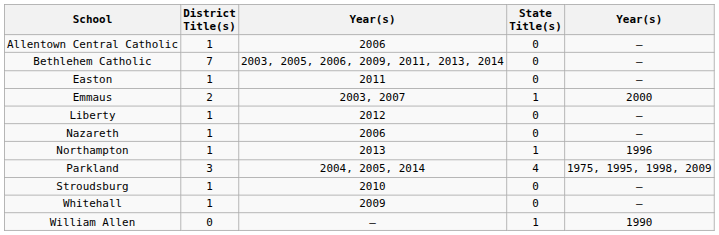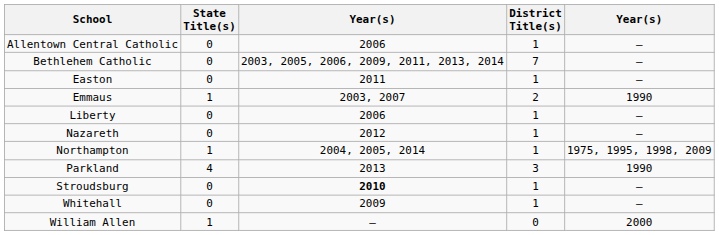columns swapped: (209, 20) <-> (535, 20)
(639, 97) 2000 -> (639, 97) 1990
(372, 115) 2012 -> (372, 115) 2006
(372, 133) 2006 -> (372, 133) 2012
(372, 151) 2013 -> (372, 151) 2004, 2005, 2014
(639, 151) 1996 -> (639, 151) 1975, 1995, 1998, 2009
(372, 168) 2004, 2005, 2014 -> (372, 168) 2013
(639, 168) 1975, 1995, 1998, 2009 -> (639, 168) 1990
(372, 186) normal -> (372, 186) bold
(639, 222) 1990 -> (639, 222) 2000
